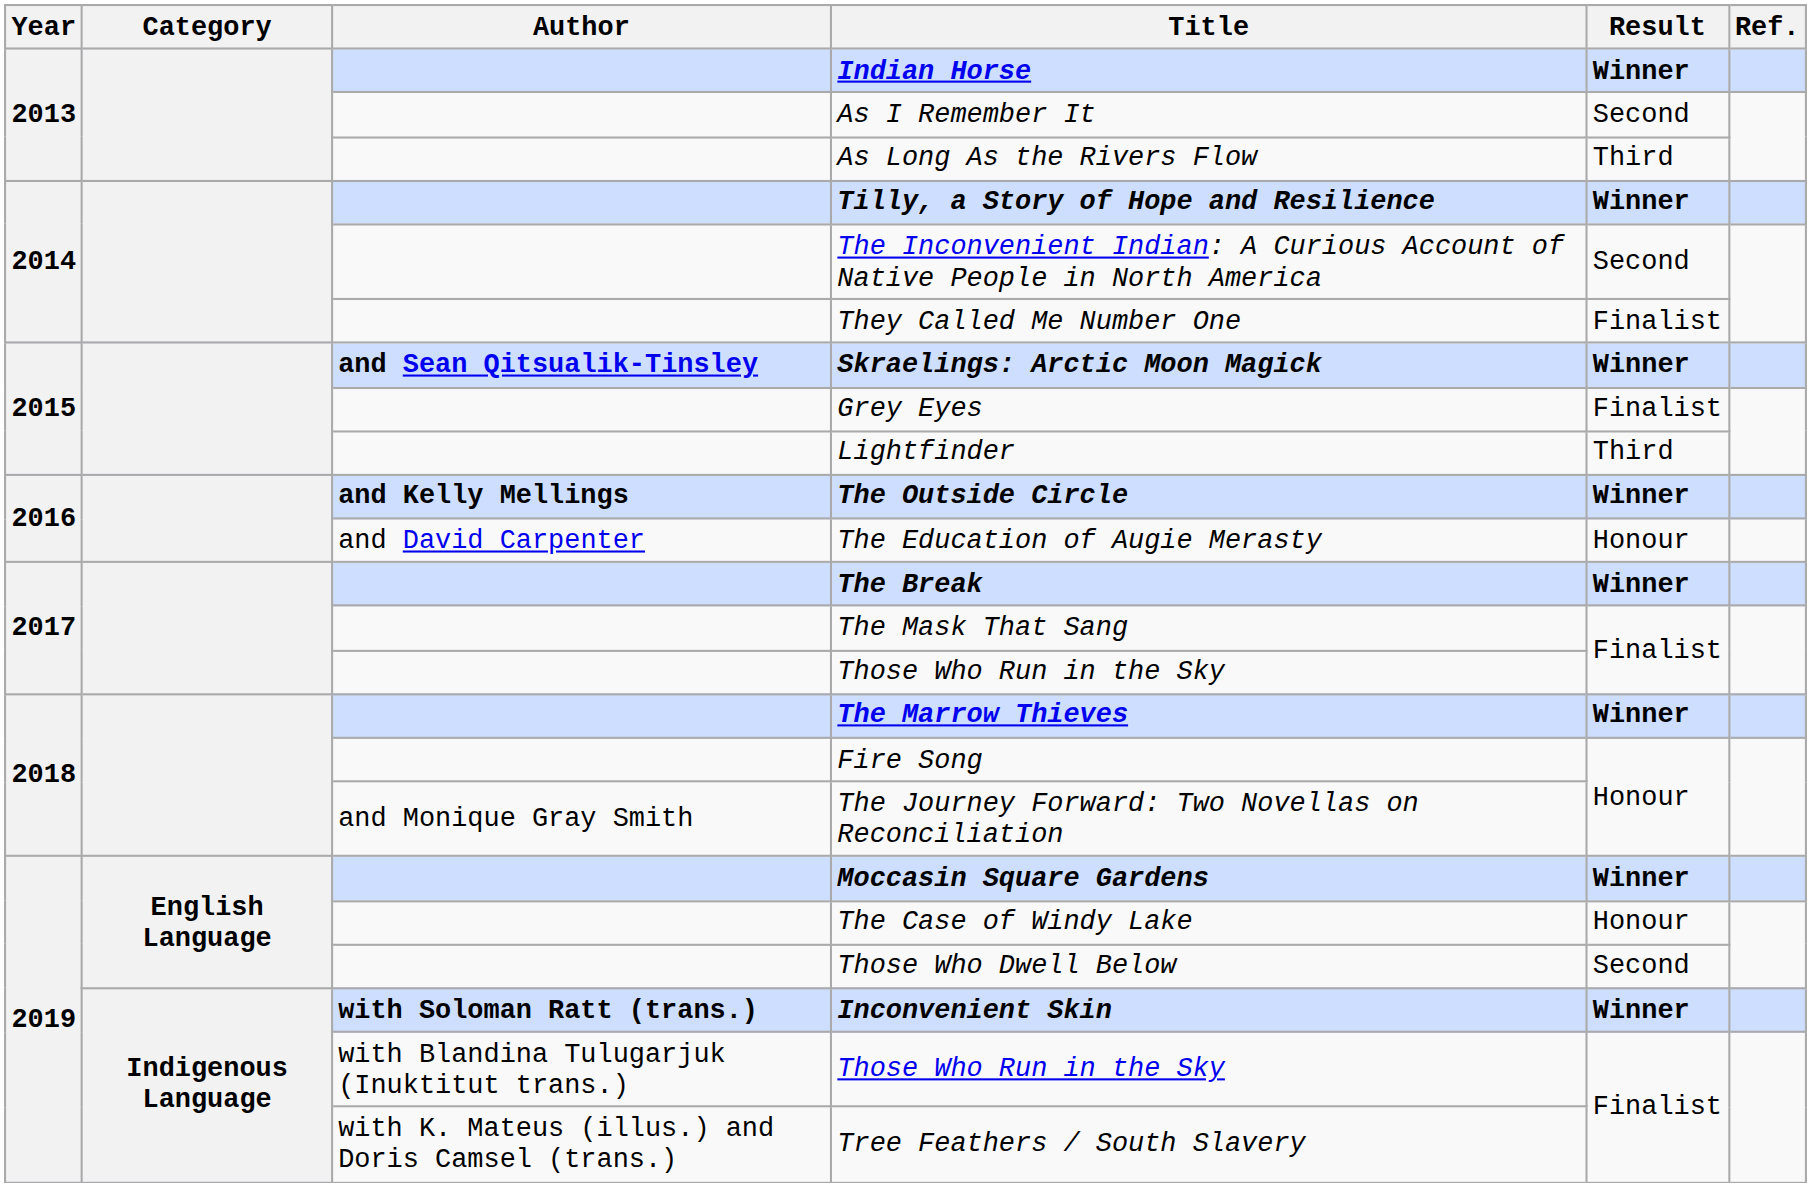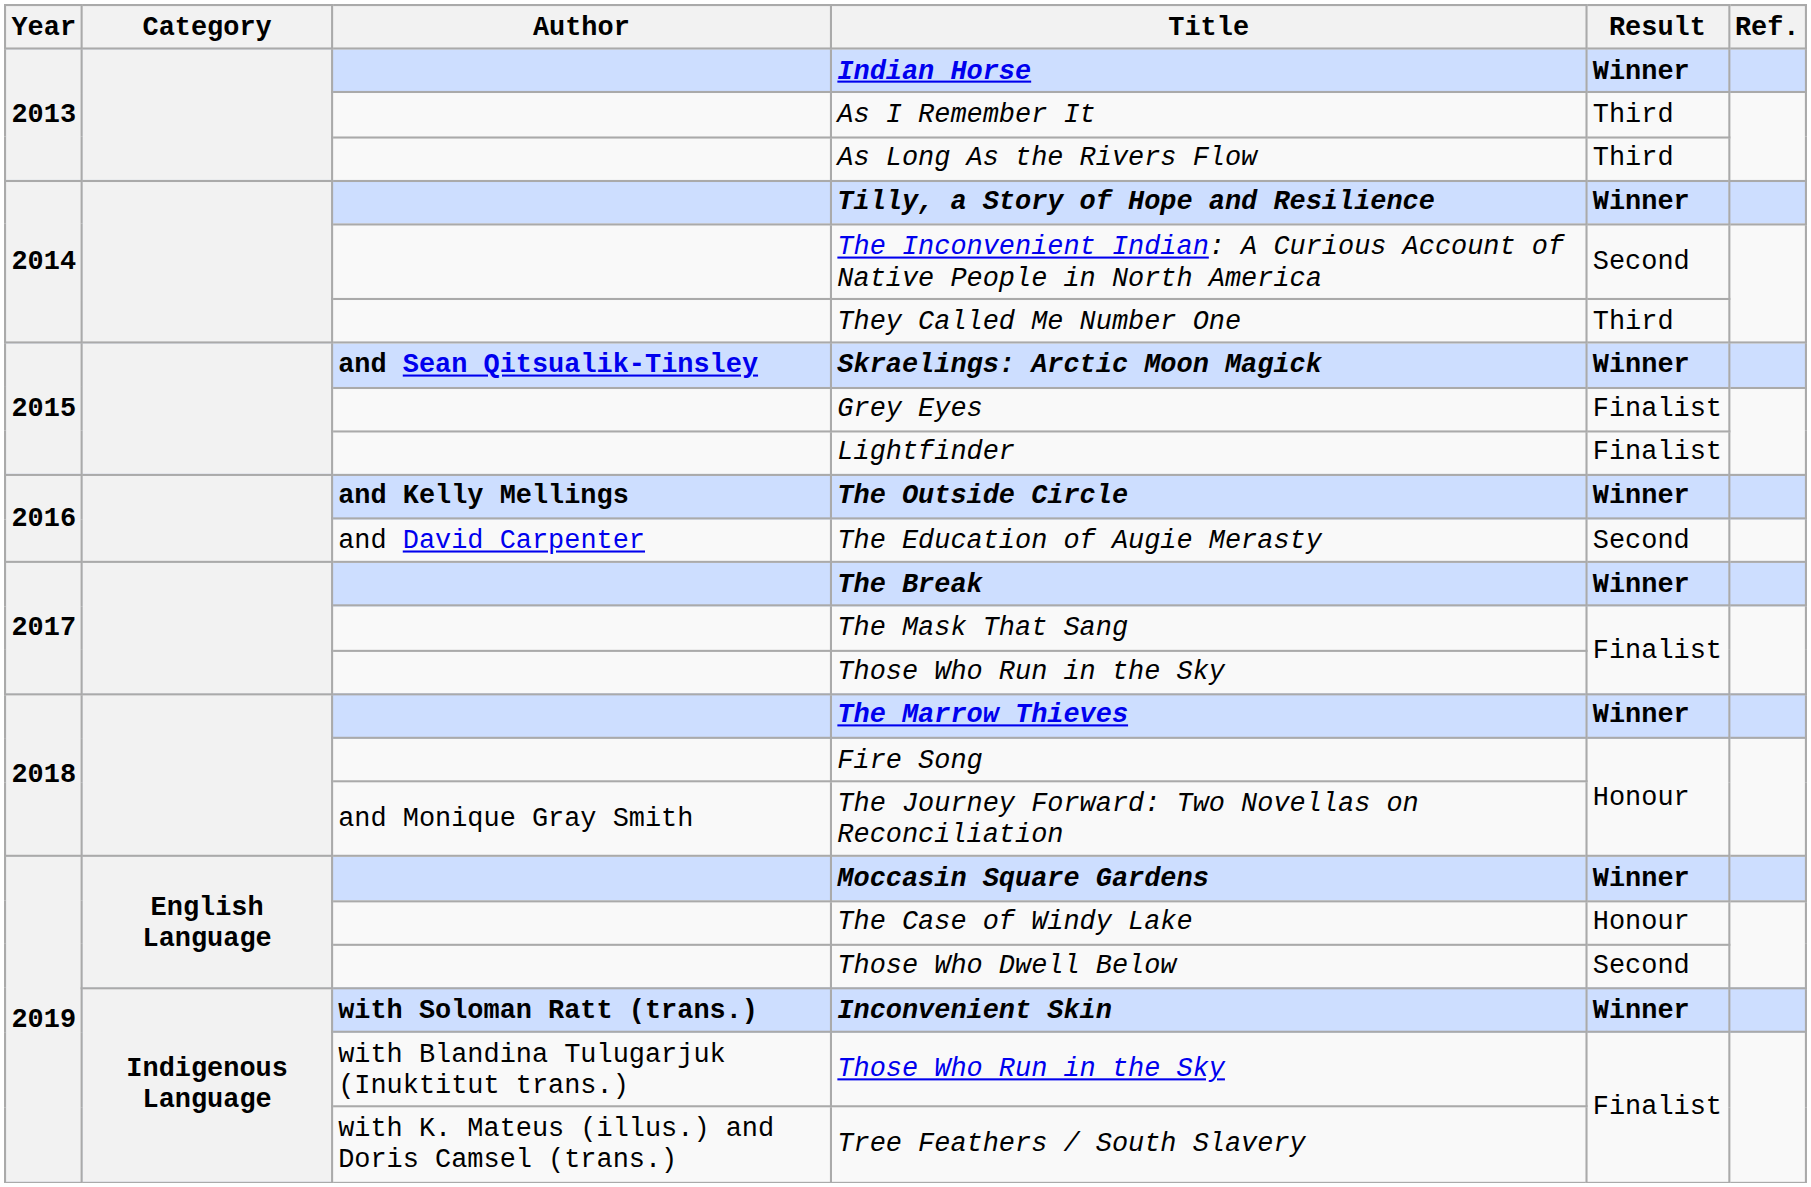(1641, 115) Second -> (1633, 115) Third
(1657, 321) Finalist -> (1633, 321) Third
(1633, 453) Third -> (1657, 453) Finalist
(1641, 540) Honour -> (1641, 540) Second
